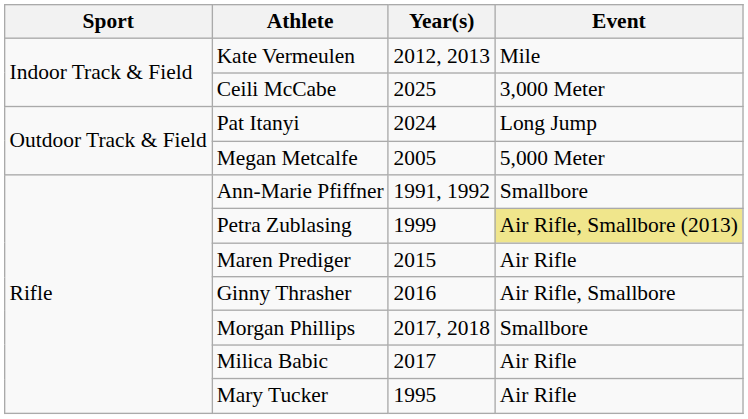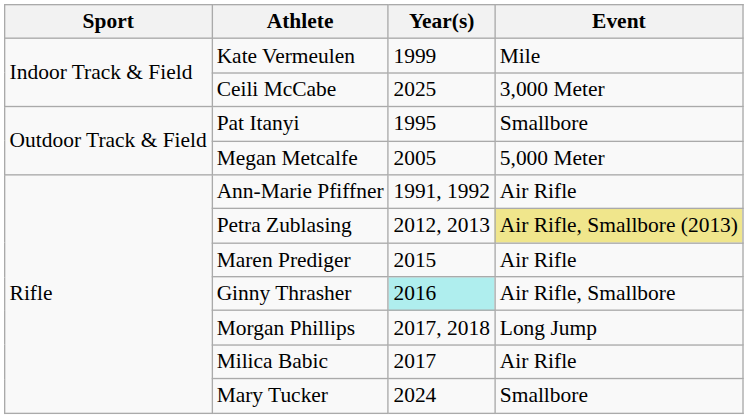(442, 55) 2012, 2013 -> (415, 55) 1999
(415, 123) 2024 -> (415, 123) 1995
(548, 123) Long Jump -> (544, 123) Smallbore
(544, 191) Smallbore -> (538, 191) Air Rifle
(415, 225) 1999 -> (442, 225) 2012, 2013
(415, 293) no background -> (415, 293) paleturquoise background
(544, 327) Smallbore -> (548, 327) Long Jump
(415, 395) 1995 -> (415, 395) 2024
(538, 395) Air Rifle -> (544, 395) Smallbore
